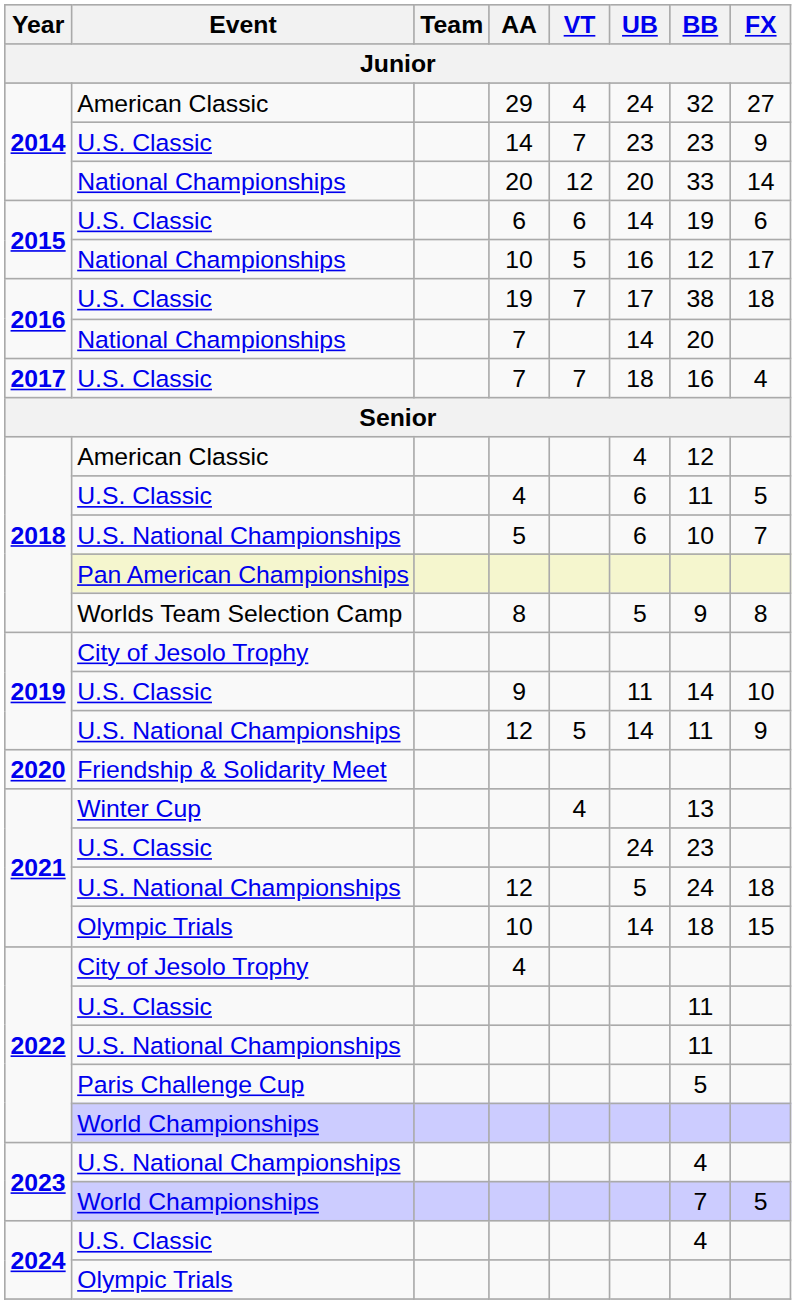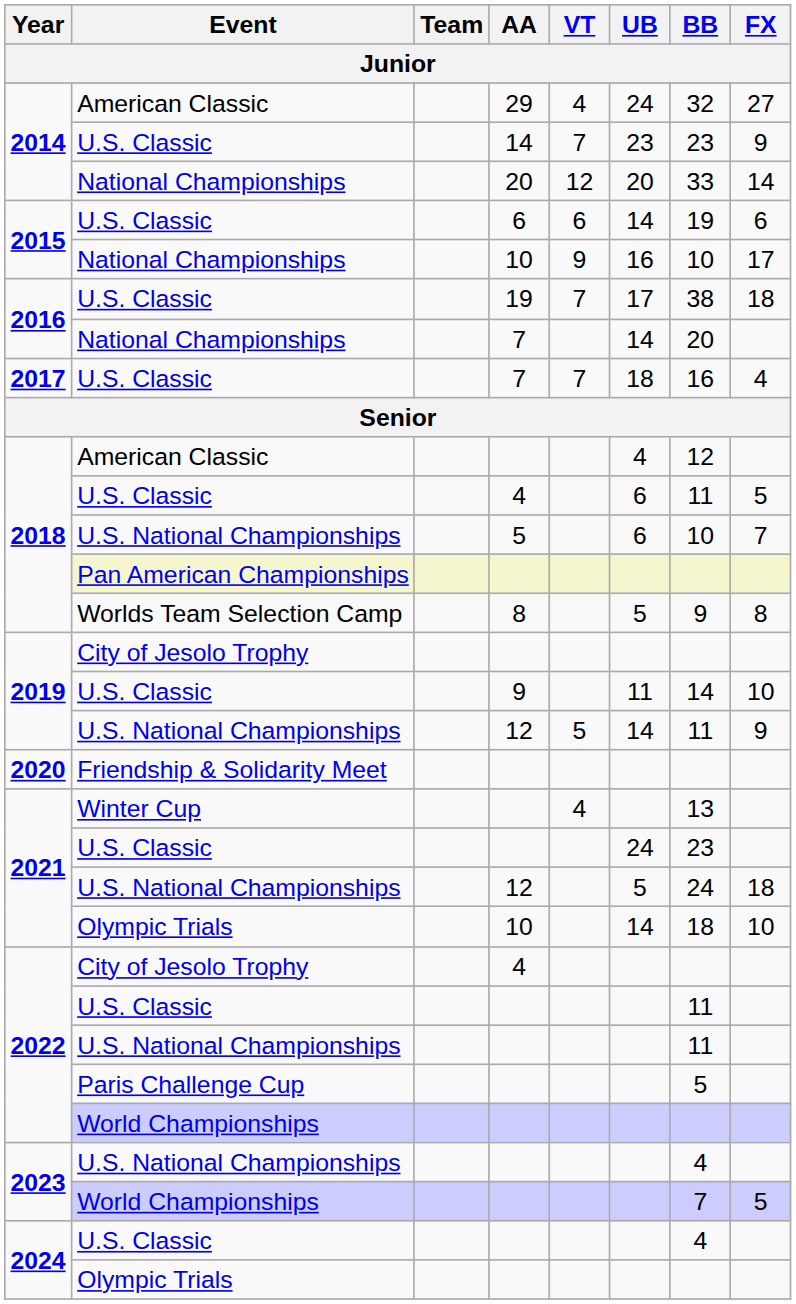(580, 260) 5 -> (580, 260) 9
(700, 260) 12 -> (700, 260) 10
(761, 927) 15 -> (761, 927) 10
